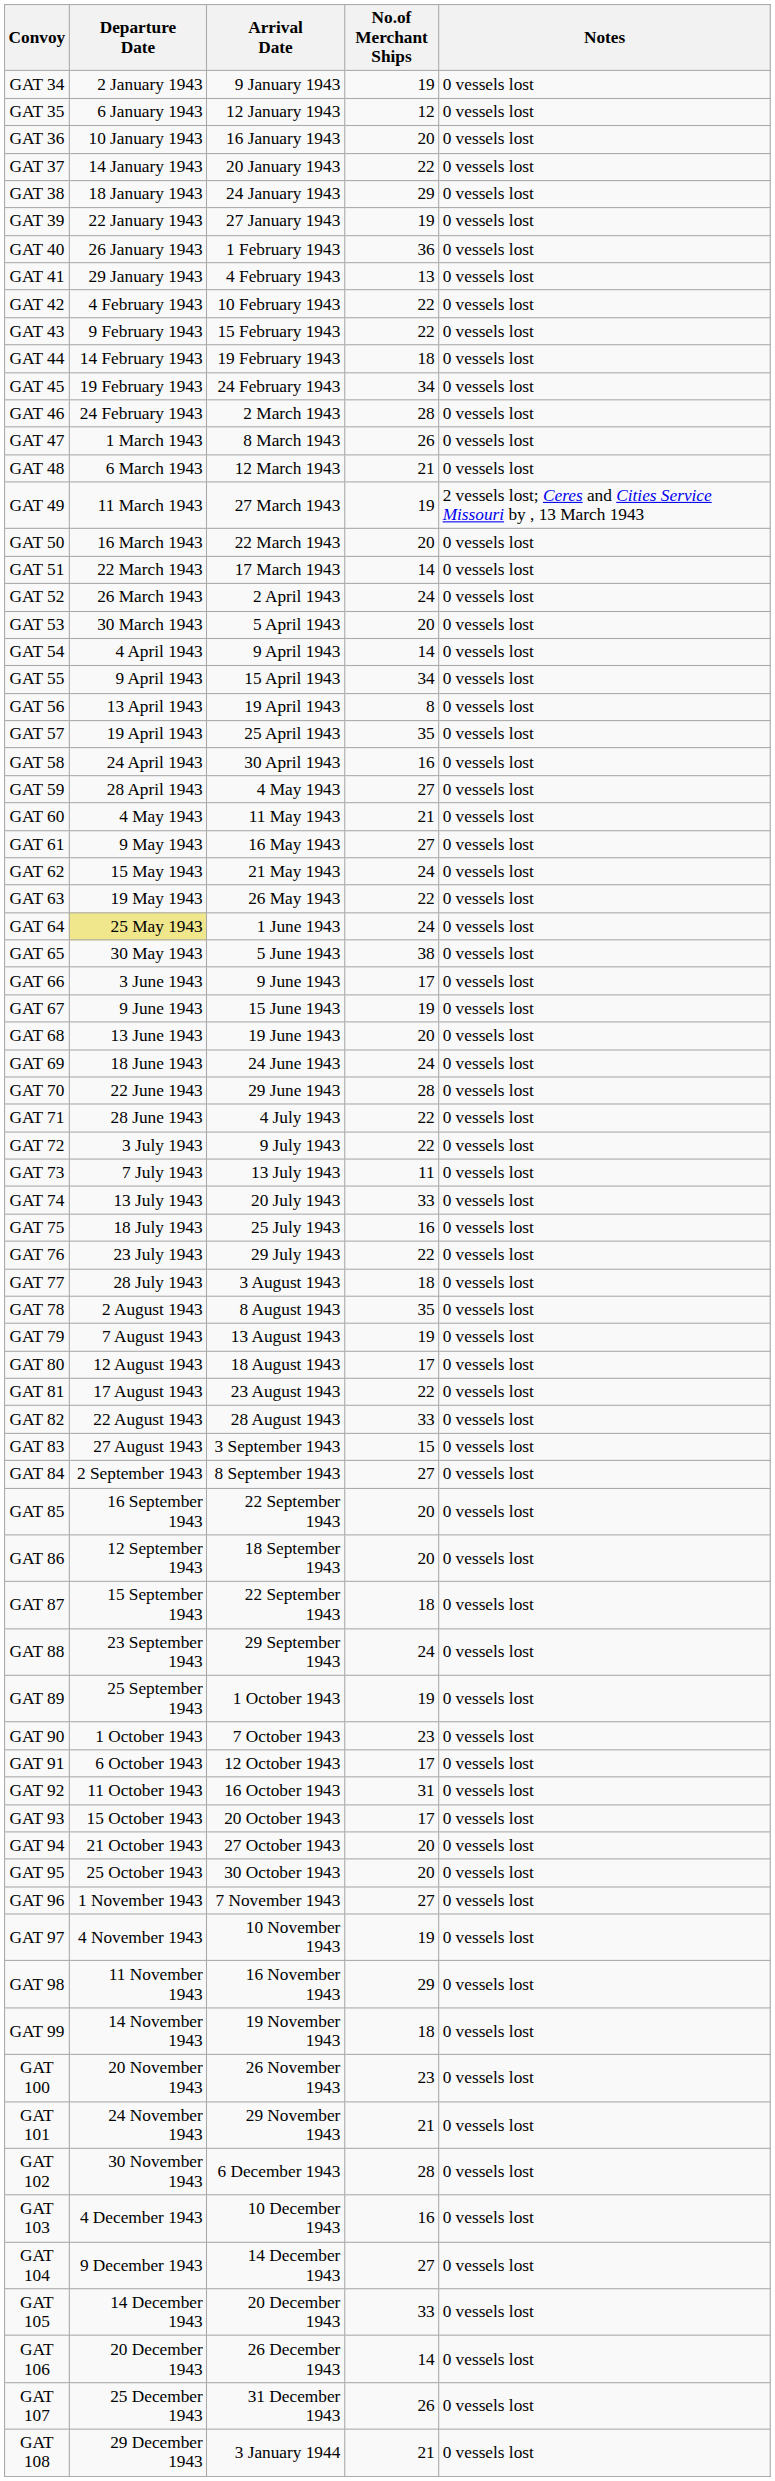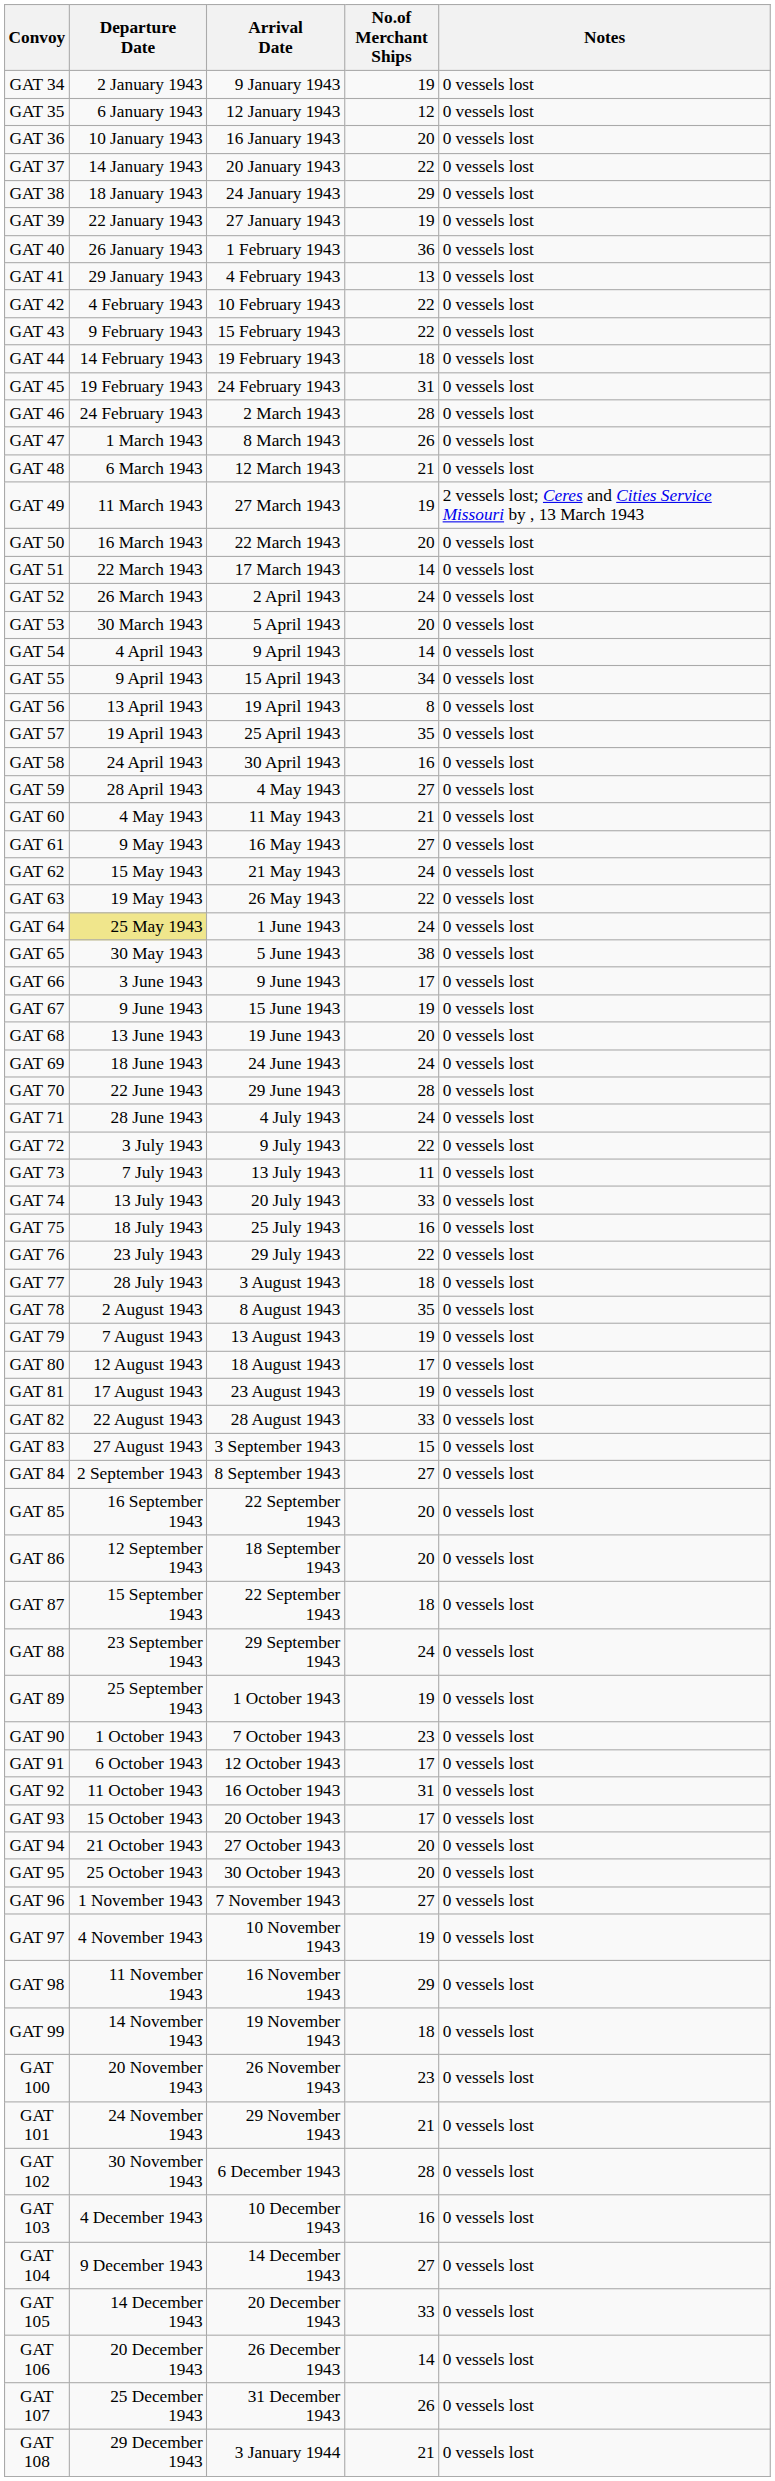(426, 385) 34 -> (426, 385) 31
(426, 1117) 22 -> (426, 1117) 24
(426, 1391) 22 -> (426, 1391) 19
